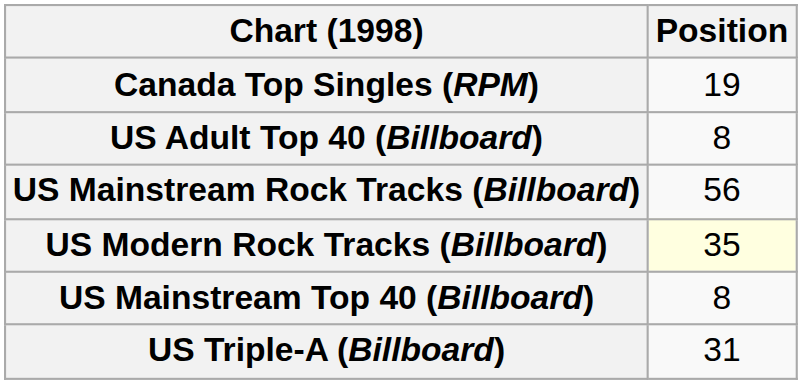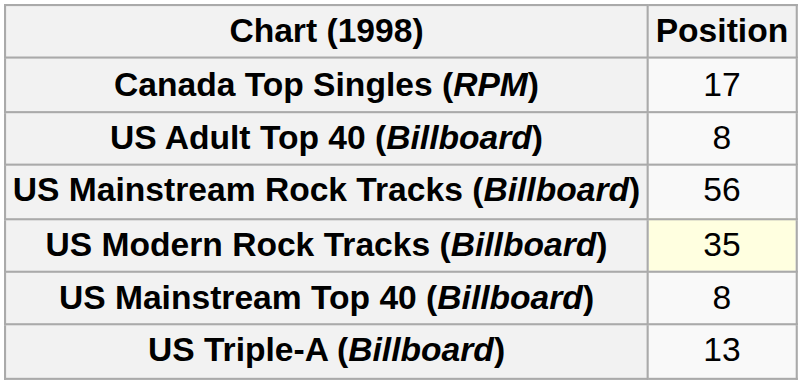(722, 84) 19 -> (722, 84) 17
(722, 350) 31 -> (722, 350) 13
